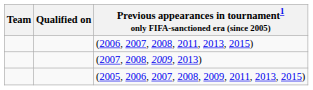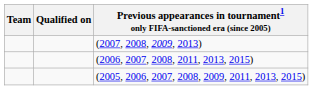rows swapped: (175, 43) <-> (149, 60)
